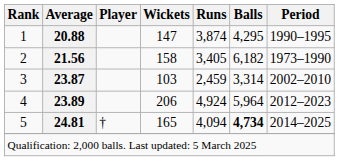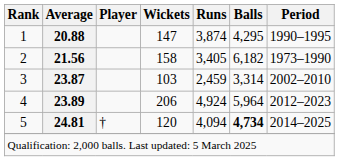(166, 123) 165 -> (166, 123) 120
